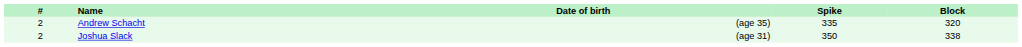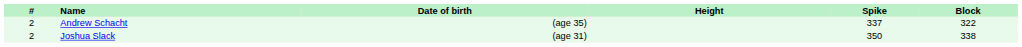+ column: (709, 10)
(829, 23) 335 -> (874, 23) 337
(953, 23) 320 -> (968, 23) 322
